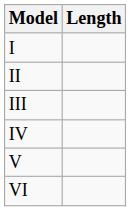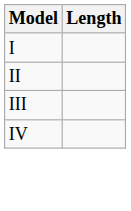- row: (15, 162)
- row: (18, 190)
